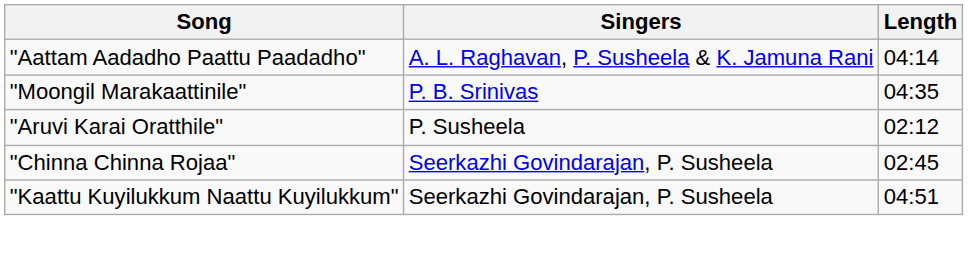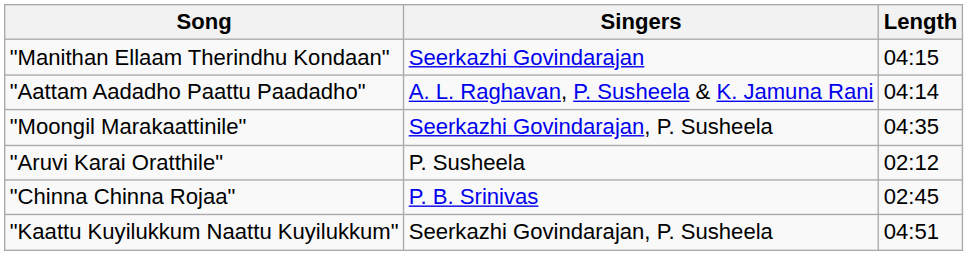+ row: (200, 57)
(474, 92) P. B. Srinivas -> (591, 127) Seerkazhi Govindarajan, P. Susheela
(591, 162) Seerkazhi Govindarajan, P. Susheela -> (474, 197) P. B. Srinivas
